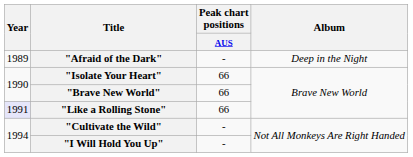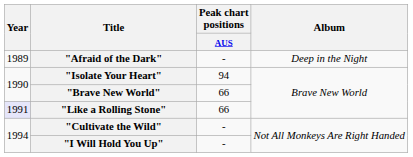(224, 76) 66 -> (224, 76) 94
